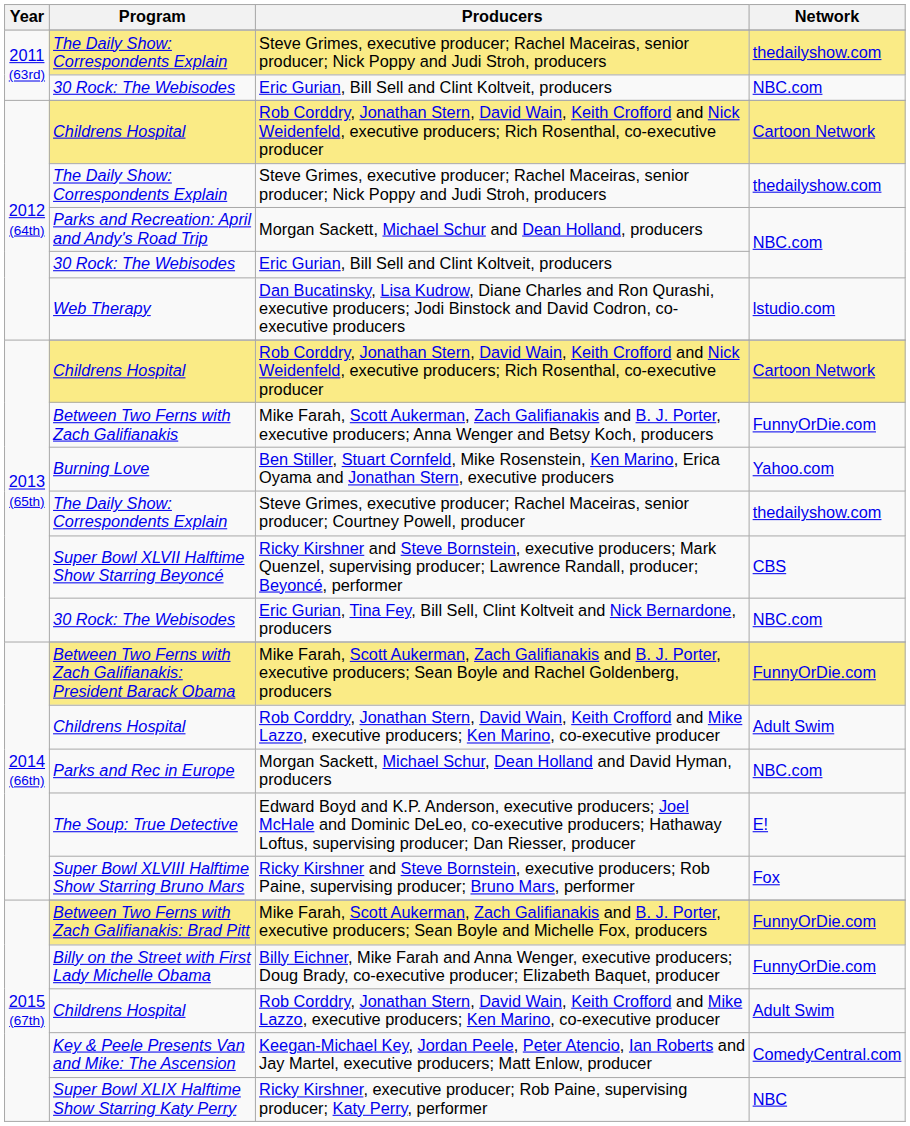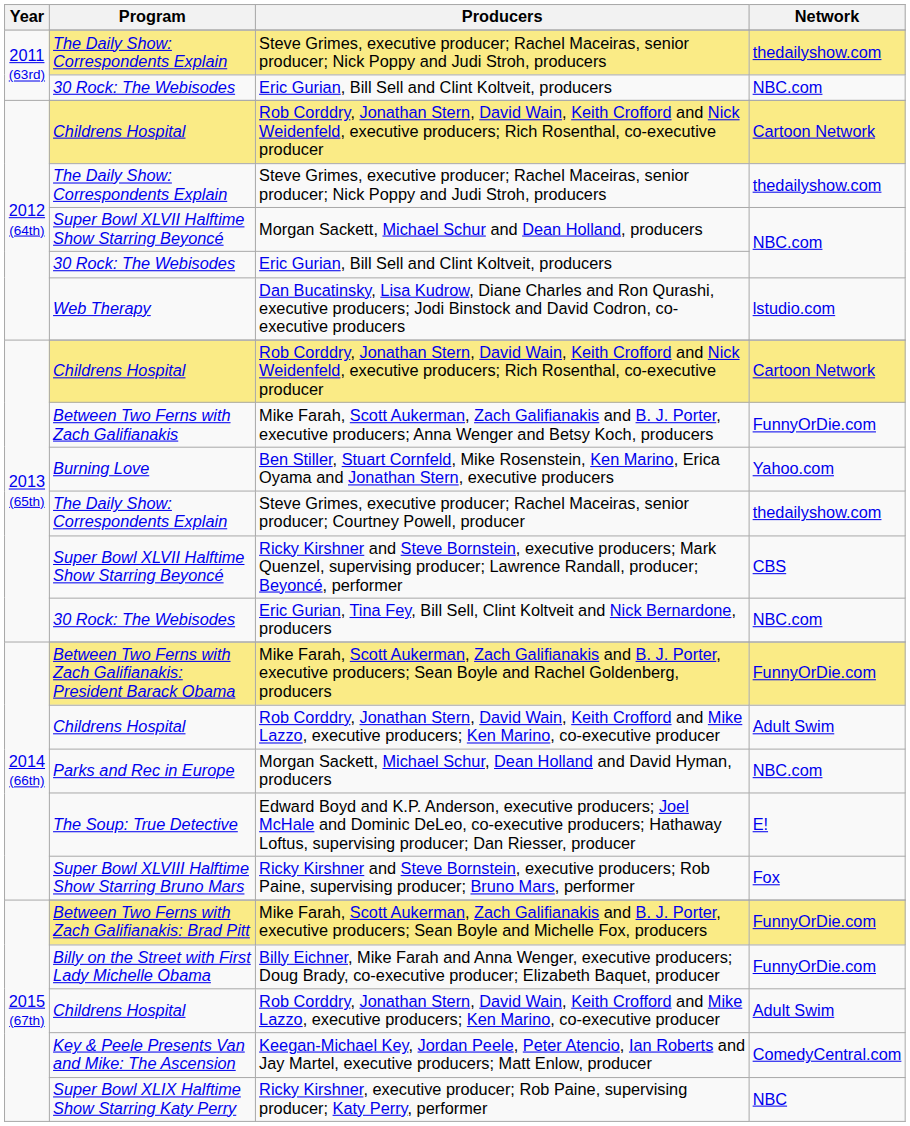(152, 229) Parks and Recreation: April and Andy's Road Trip -> (149, 229) Super Bowl XLVII Halftime Show Starring Beyoncé
